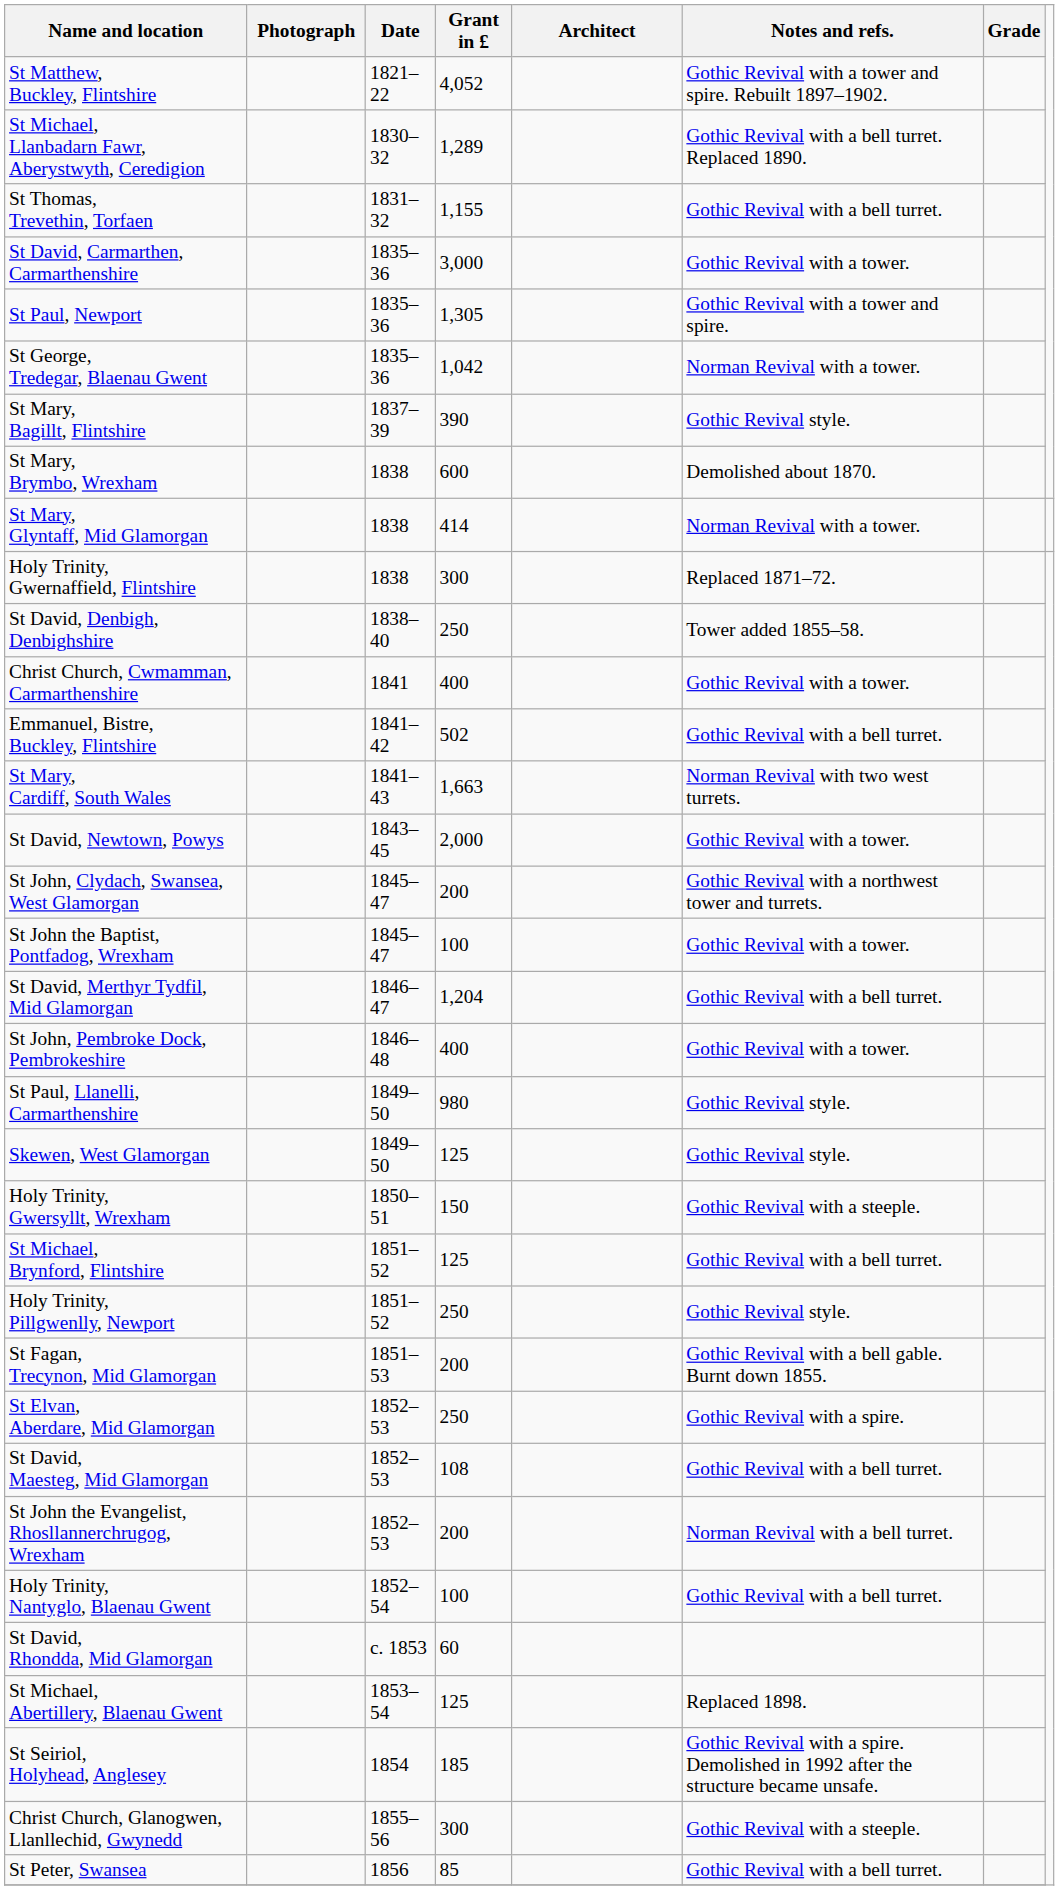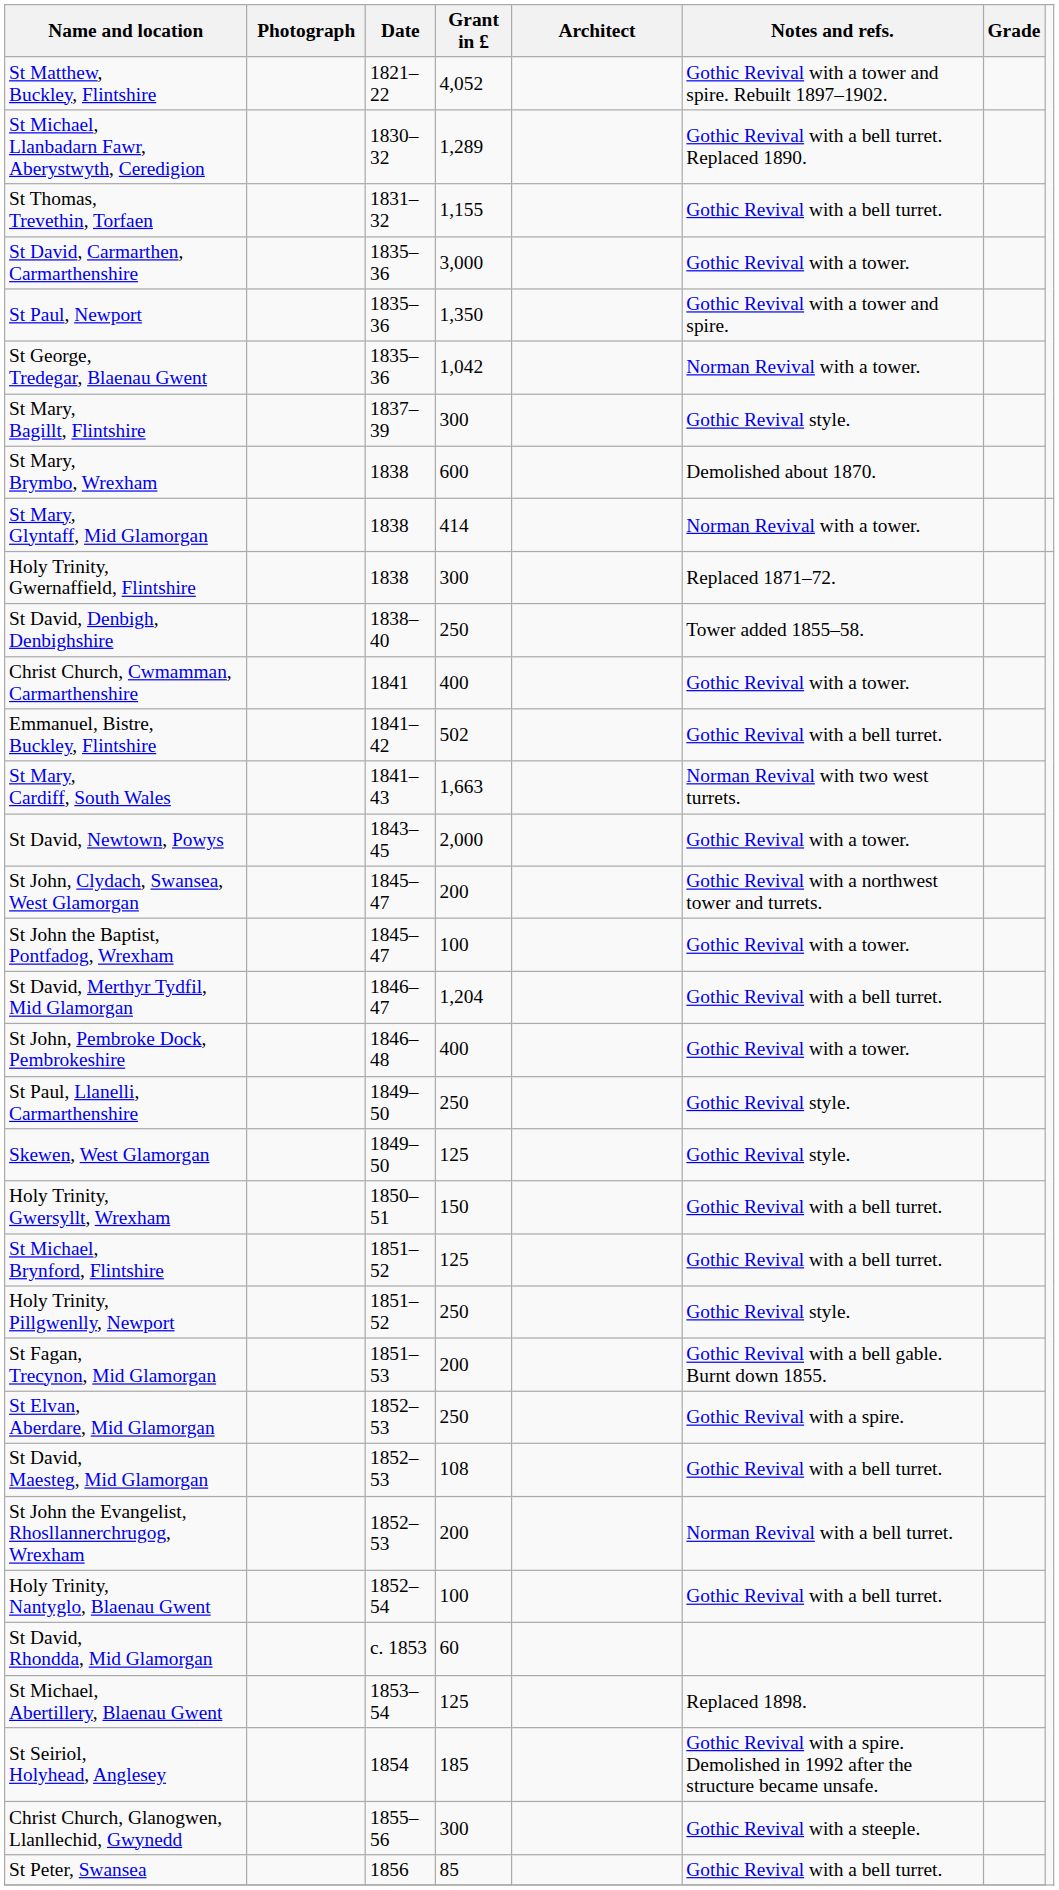(461, 314) 1,305 -> (461, 314) 1,350
(454, 419) 390 -> (454, 419) 300
(454, 1102) 980 -> (454, 1102) 250
(803, 1207) Gothic Revival with a steeple. -> (814, 1207) Gothic Revival with a bell turret.
